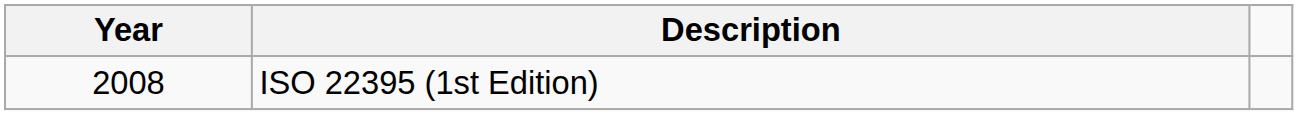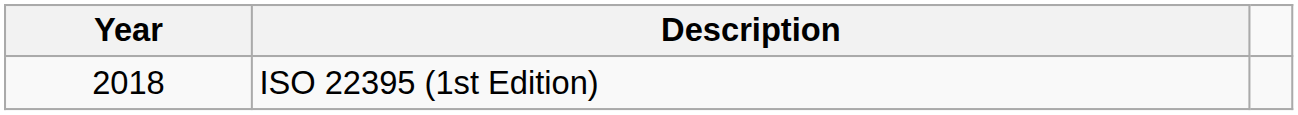(128, 82) 2008 -> (128, 82) 2018
